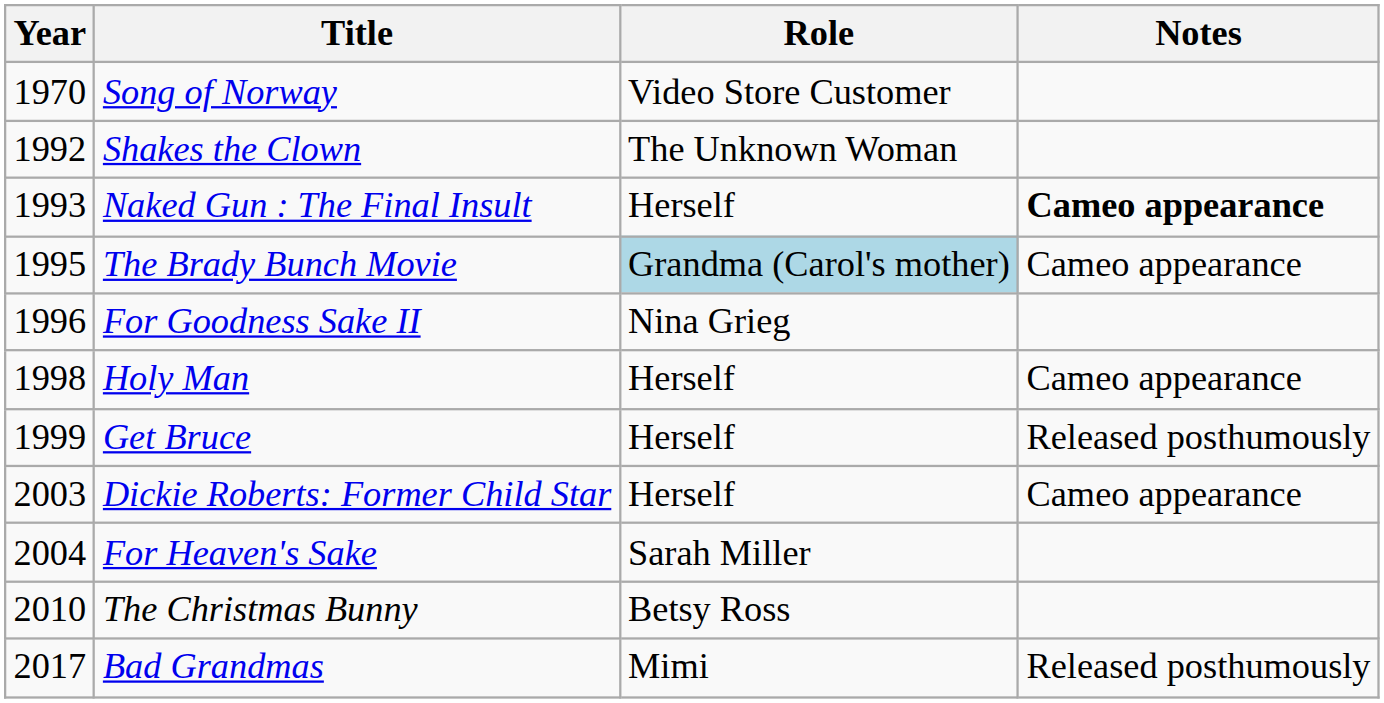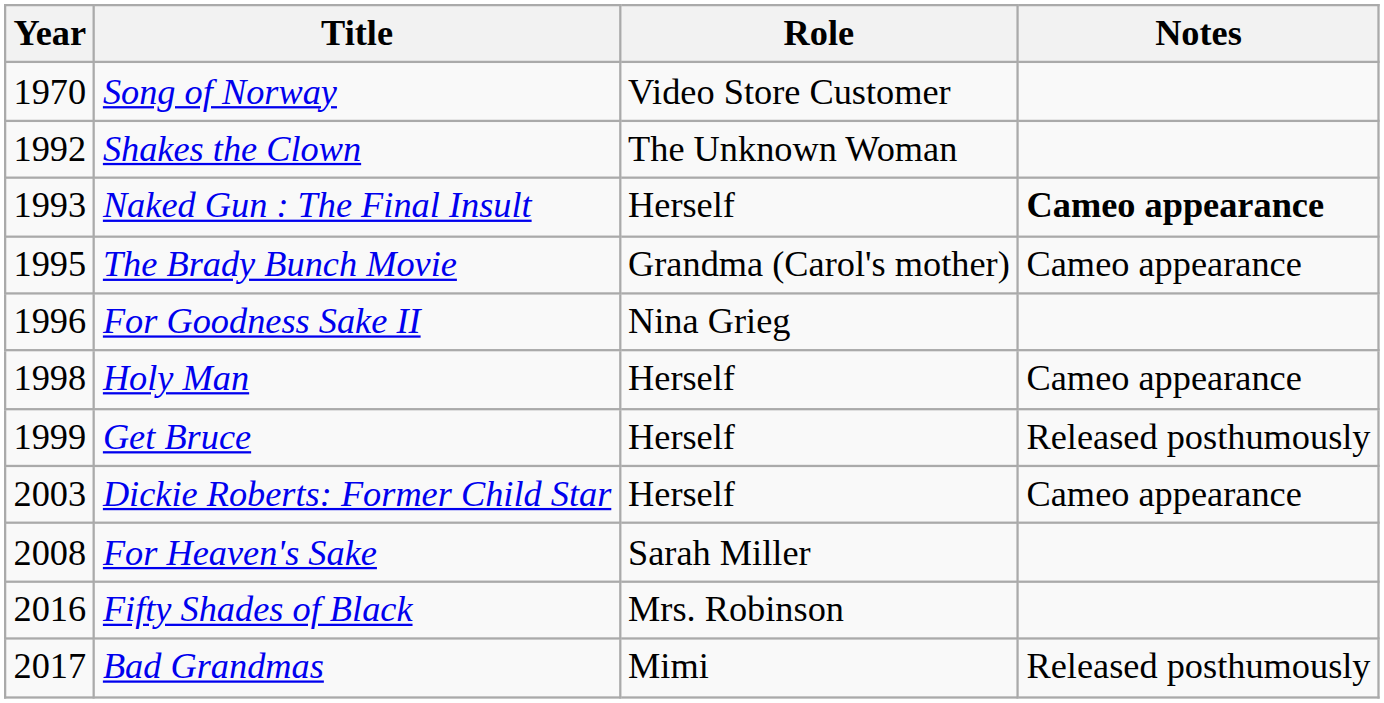(819, 263) lightblue background -> (819, 263) no background
(50, 551) 2004 -> (50, 551) 2008
- row: (260, 609)
+ row: (258, 609)
